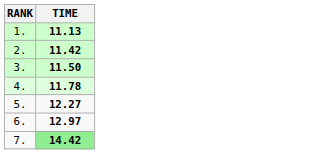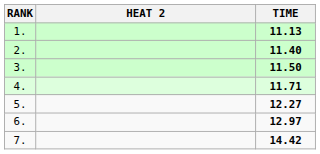+ column: (146, 13)
(65, 49) 11.42 -> (286, 49) 11.40
(65, 86) 11.78 -> (286, 86) 11.71
(65, 140) lightgreen background -> (286, 140) no background
